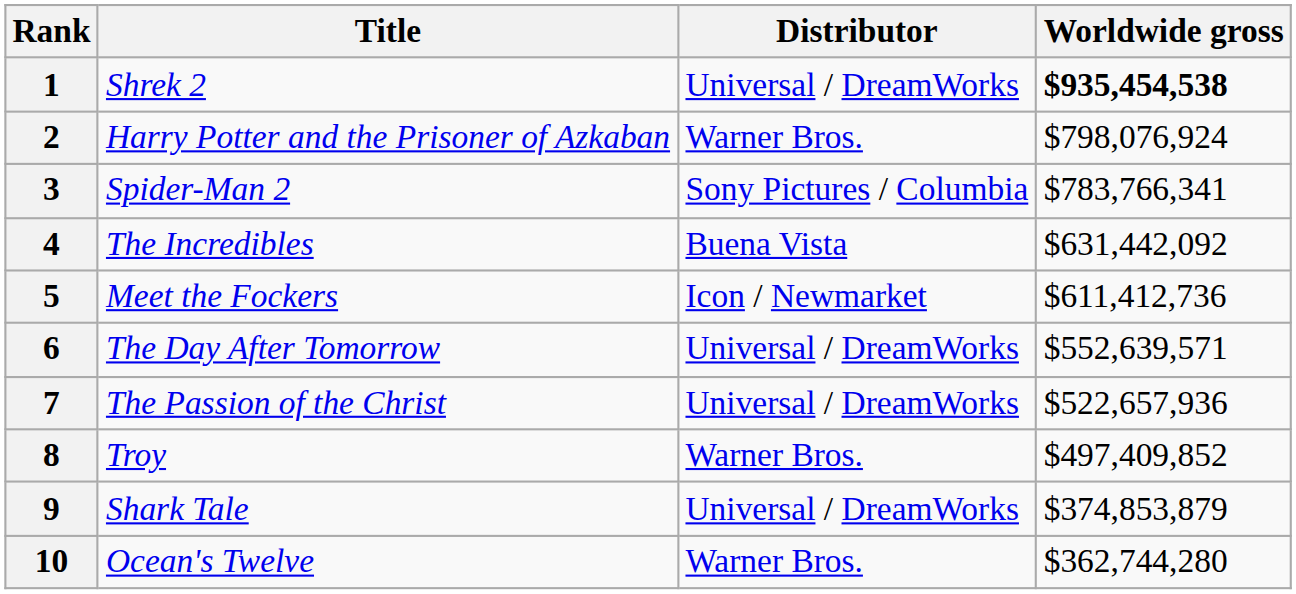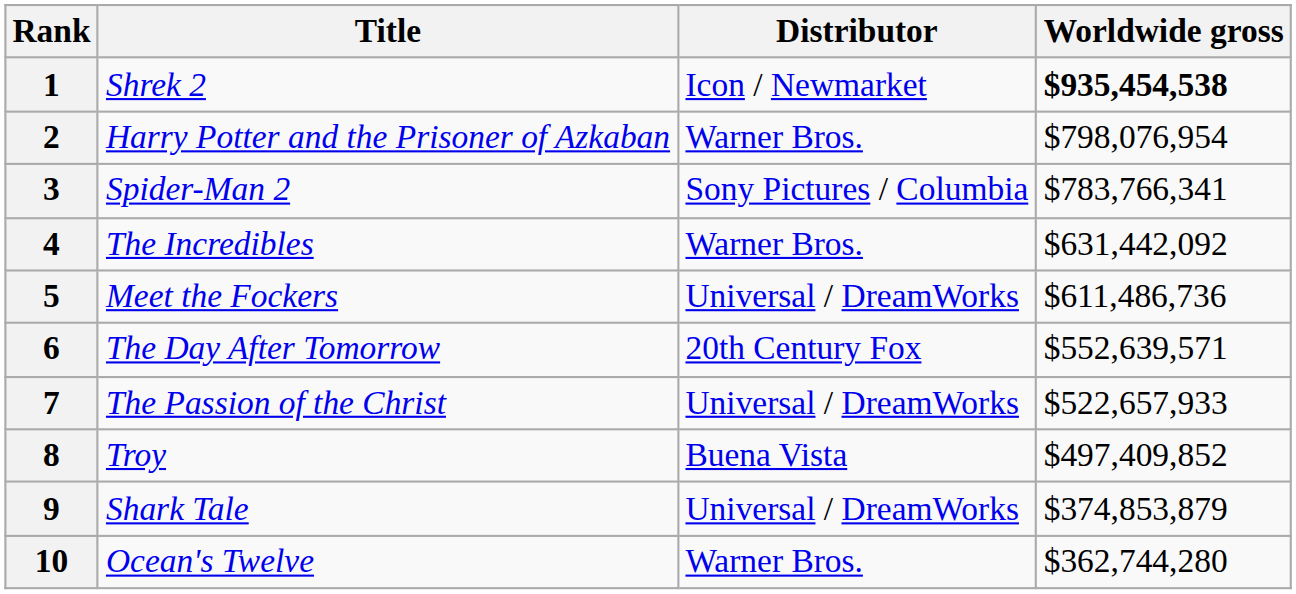(852, 84) Universal / DreamWorks -> (806, 84) Icon / Newmarket
(1136, 137) $798,076,924 -> (1136, 137) $798,076,954
(766, 243) Buena Vista -> (774, 243) Warner Bros.
(806, 296) Icon / Newmarket -> (852, 296) Universal / DreamWorks
(1135, 296) $611,412,736 -> (1135, 296) $611,486,736
(852, 349) Universal / DreamWorks -> (803, 349) 20th Century Fox
(1136, 402) $522,657,936 -> (1136, 402) $522,657,933
(774, 455) Warner Bros. -> (766, 455) Buena Vista
